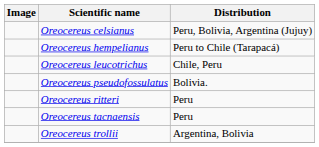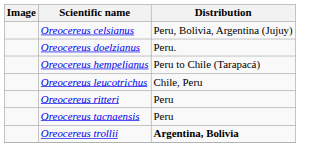+ row: (90, 47)
- row: (104, 82)
(213, 133) normal -> (196, 133) bold
